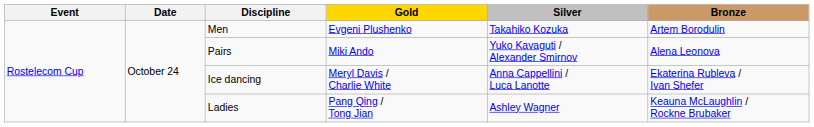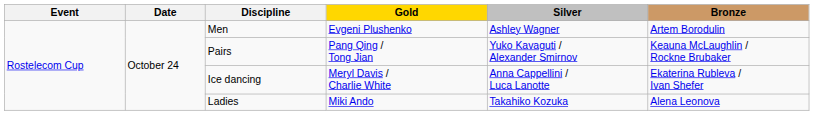(529, 29) Takahiko Kozuka -> (524, 29) Ashley Wagner
(351, 51) Miki Ando -> (356, 51) Pang Qing / Tong Jian
(685, 51) Alena Leonova -> (699, 51) Keauna McLaughlin / Rockne Brubaker
(356, 107) Pang Qing / Tong Jian -> (351, 102) Miki Ando
(524, 107) Ashley Wagner -> (529, 102) Takahiko Kozuka
(699, 107) Keauna McLaughlin / Rockne Brubaker -> (685, 102) Alena Leonova
